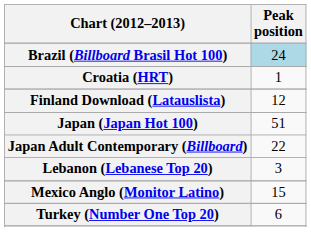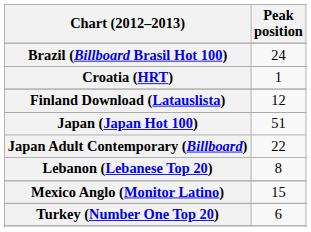(278, 54) lightblue background -> (278, 54) no background
(278, 169) 3 -> (278, 169) 8
